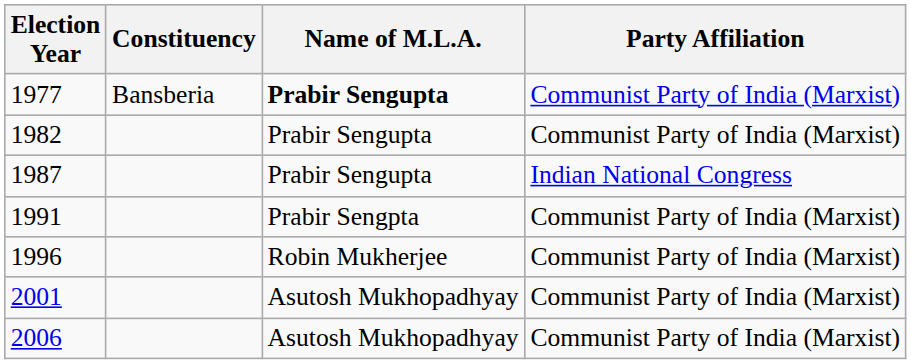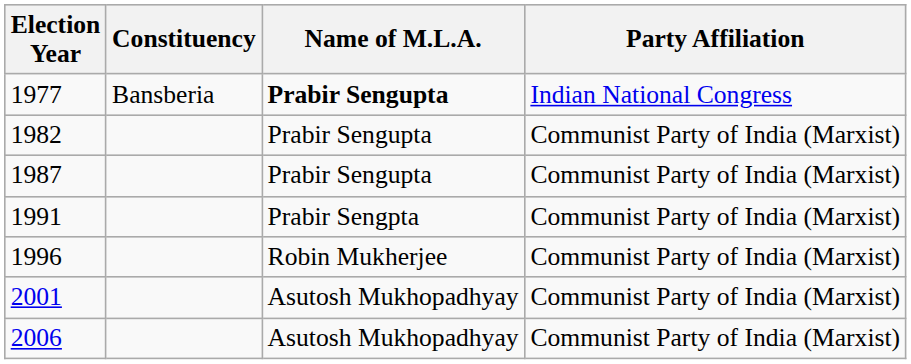(715, 94) Communist Party of India (Marxist) -> (661, 94) Indian National Congress
(661, 175) Indian National Congress -> (715, 175) Communist Party of India (Marxist)
